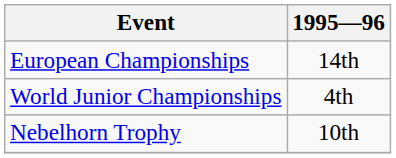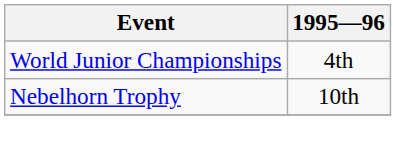- row: (130, 59)
